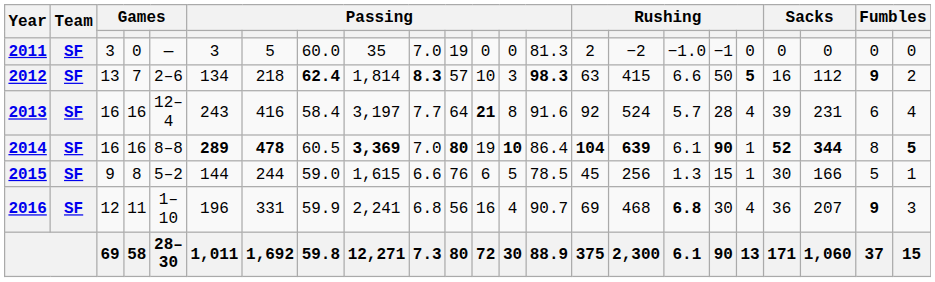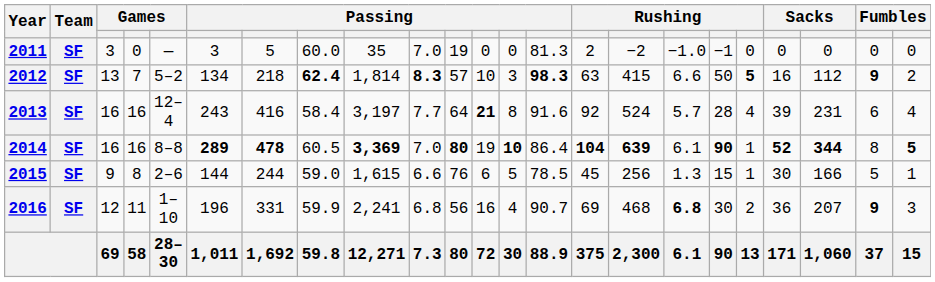(168, 77) 2–6 -> (168, 77) 5–2
(168, 174) 5–2 -> (168, 174) 2–6
(750, 209) 4 -> (750, 209) 2
